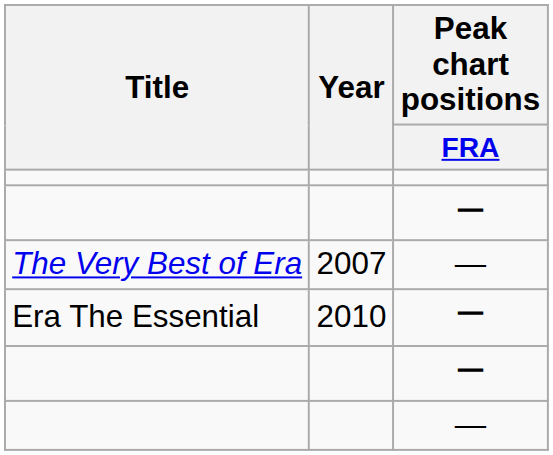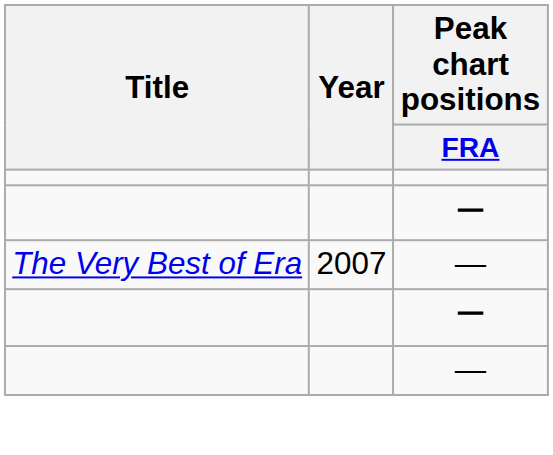- row: (136, 316)
